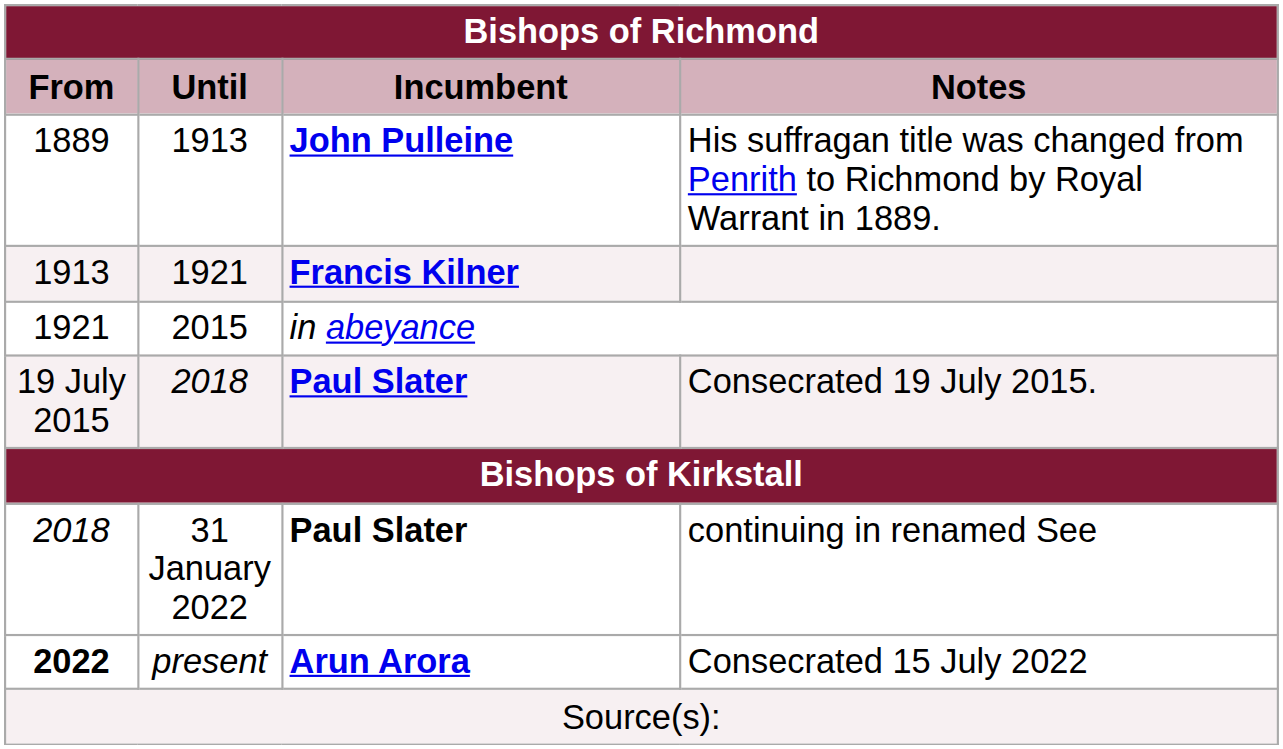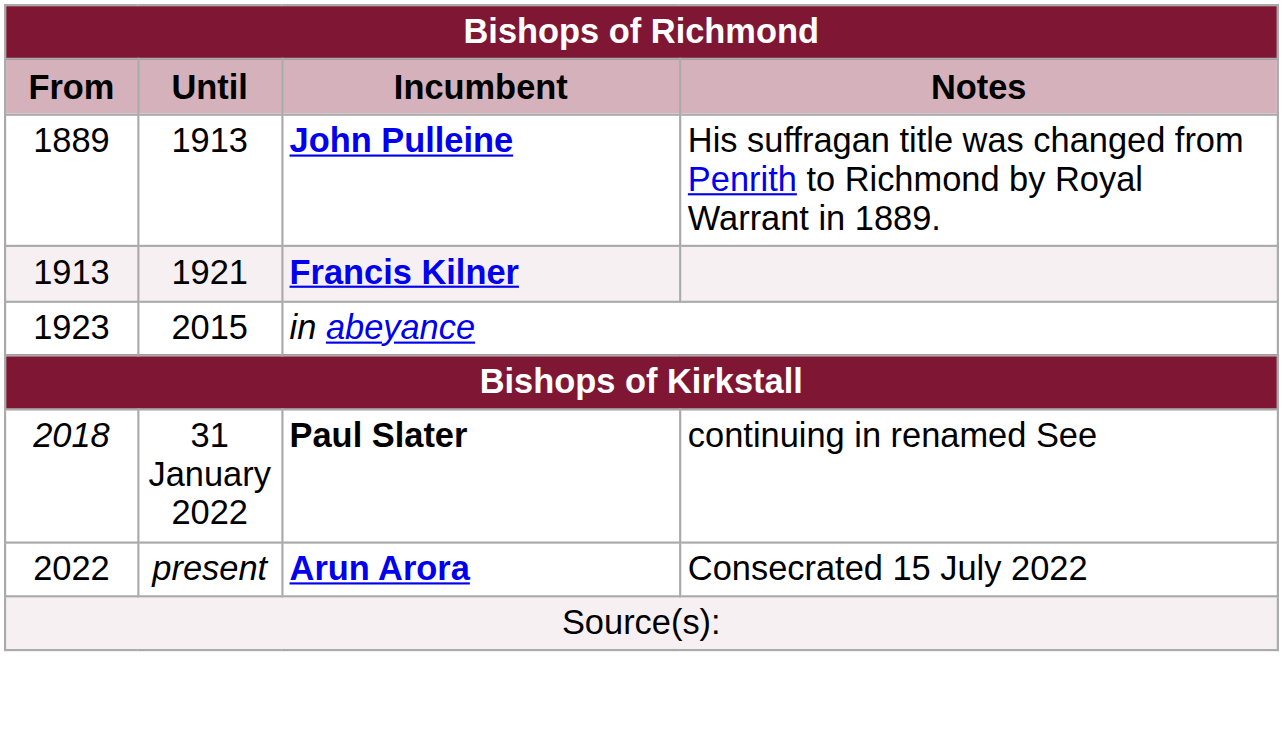(71, 327) 1921 -> (71, 327) 1923
- row: (892, 381)
(71, 661) bold -> (71, 568) normal
